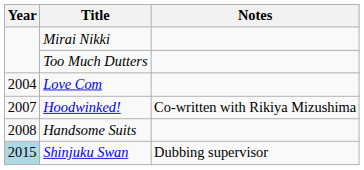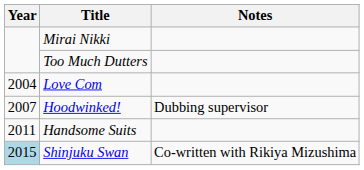(255, 107) Co-written with Rikiya Mizushima -> (211, 107) Dubbing supervisor
(22, 130) 2008 -> (22, 130) 2011
(211, 152) Dubbing supervisor -> (255, 152) Co-written with Rikiya Mizushima
